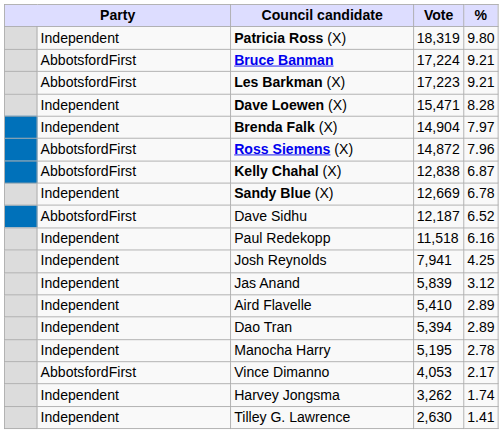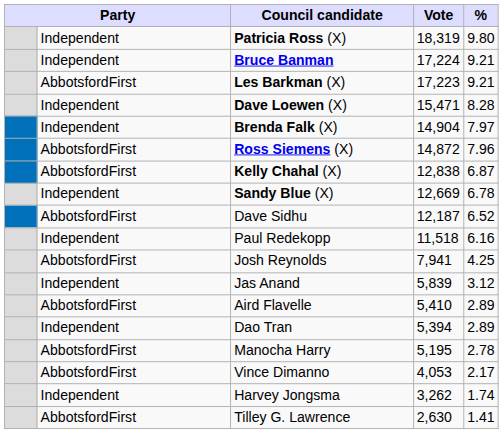(88, 60) AbbotsfordFirst -> (80, 60) Independent
(80, 261) Independent -> (88, 261) AbbotsfordFirst
(80, 305) Independent -> (88, 305) AbbotsfordFirst
(80, 350) Independent -> (88, 350) AbbotsfordFirst
(80, 417) Independent -> (88, 417) AbbotsfordFirst
